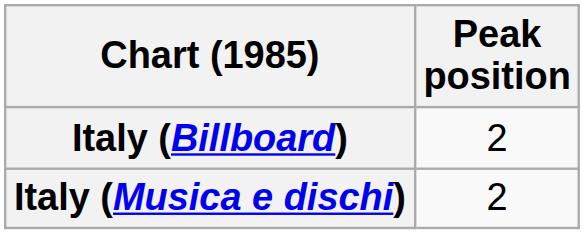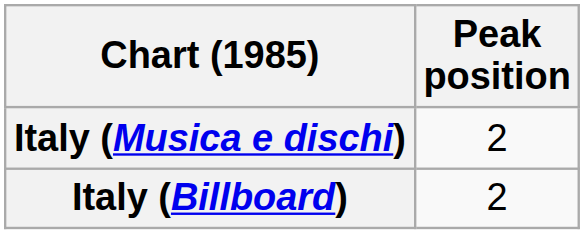rows swapped: (210, 137) <-> (210, 197)
